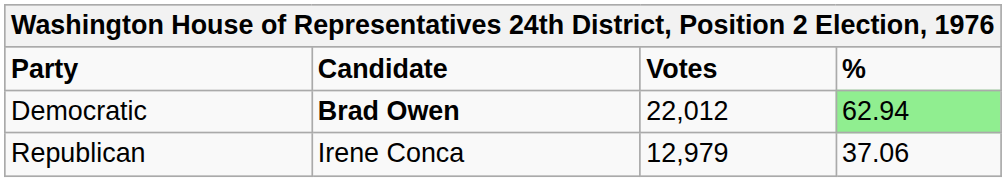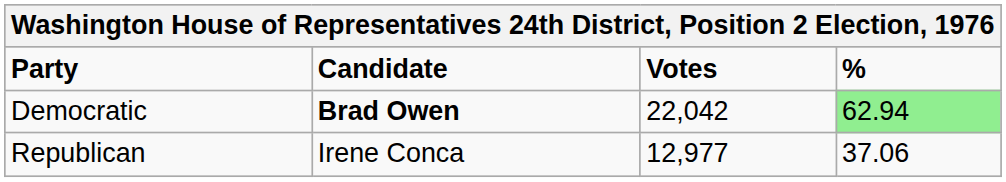(687, 111) 22,012 -> (687, 111) 22,042
(687, 153) 12,979 -> (687, 153) 12,977
